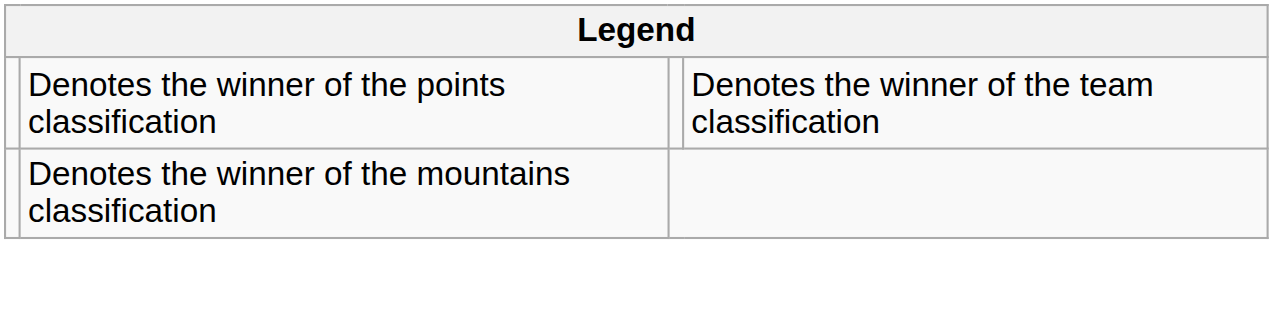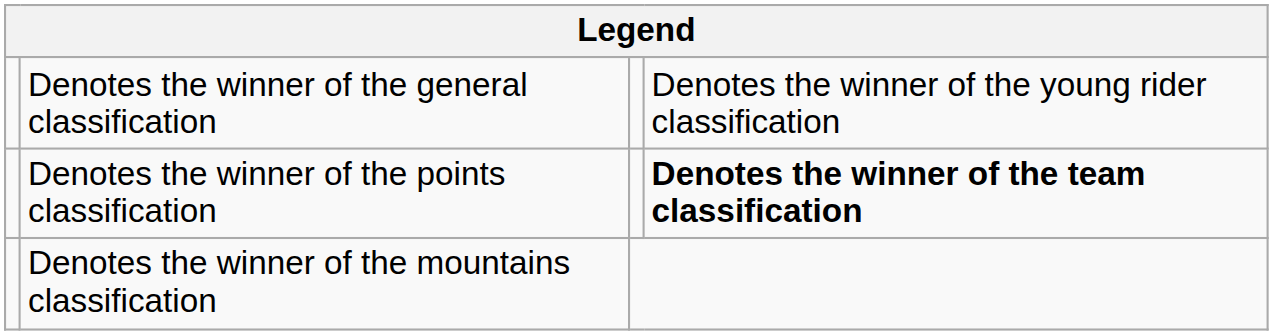+ row: (278, 102)
(923, 102) normal -> (898, 192) bold
